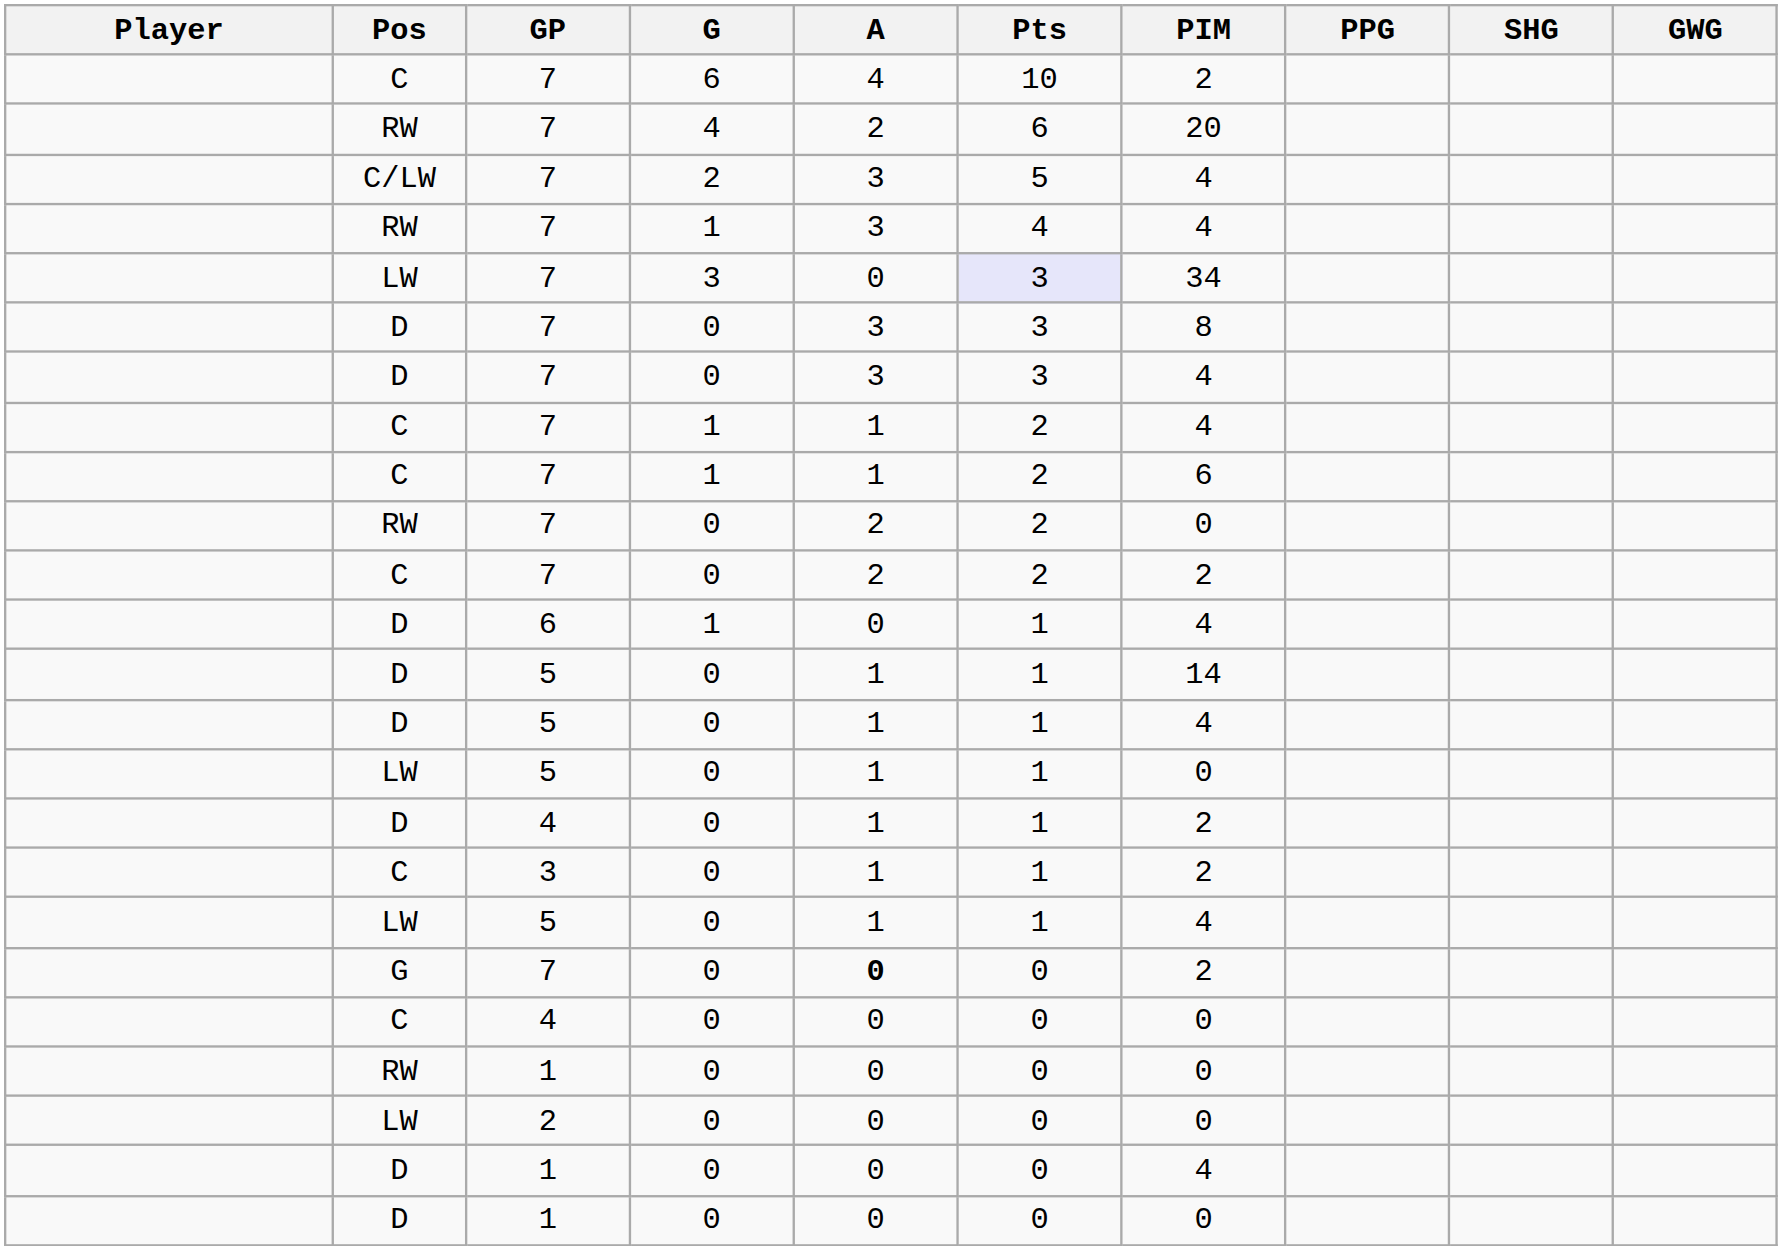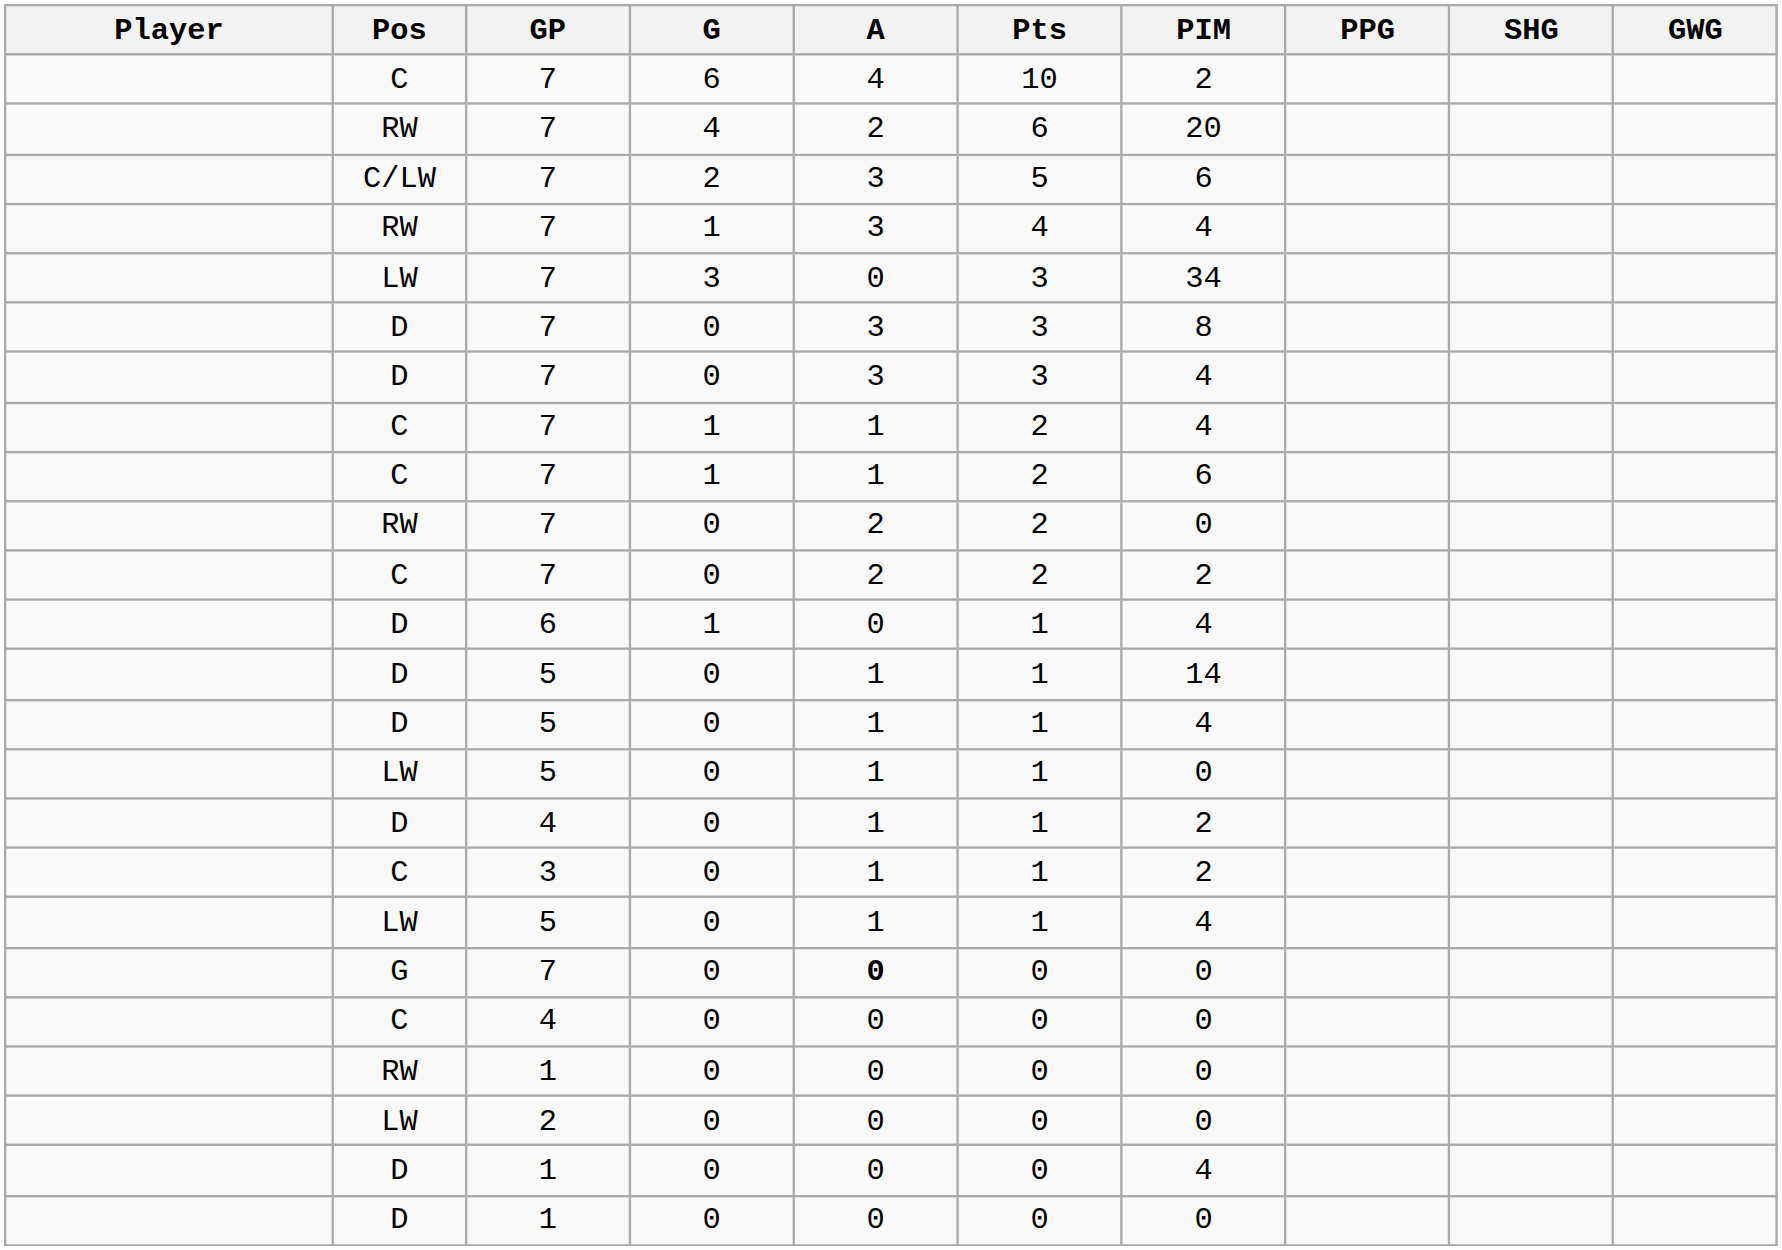(1204, 179) 4 -> (1204, 179) 6
(1040, 278) lavender background -> (1040, 278) no background
(1204, 972) 2 -> (1204, 972) 0
